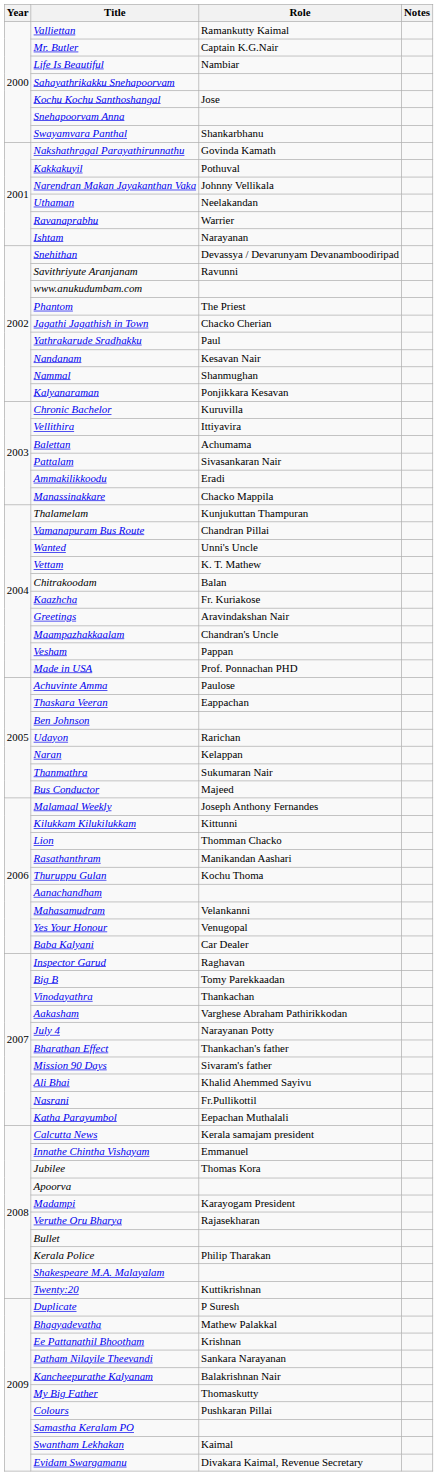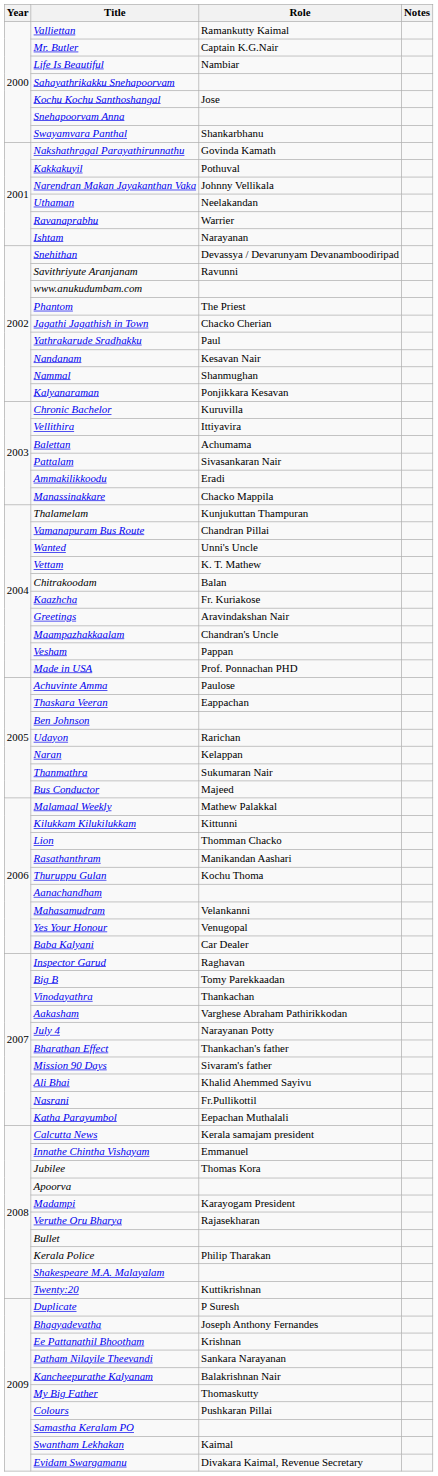(260, 806) Joseph Anthony Fernandes -> (239, 806) Mathew Palakkal
(239, 1324) Mathew Palakkal -> (260, 1324) Joseph Anthony Fernandes
